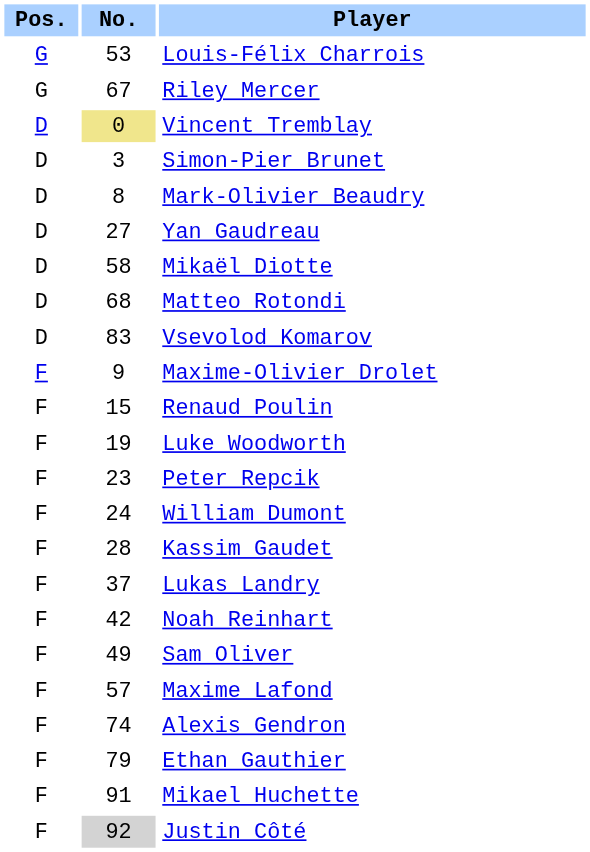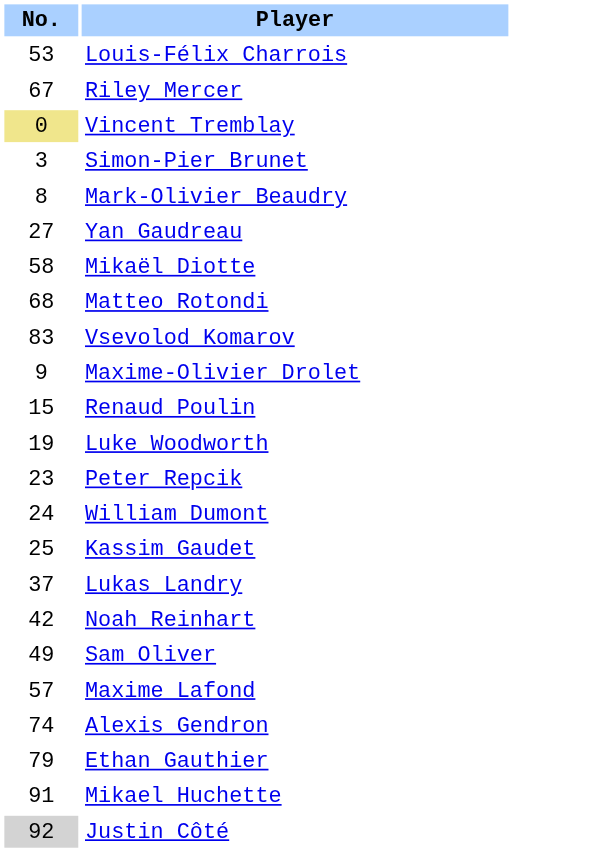- column: (41, 20)
(119, 550) 28 -> (41, 550) 25
